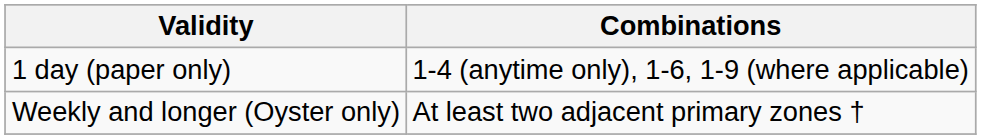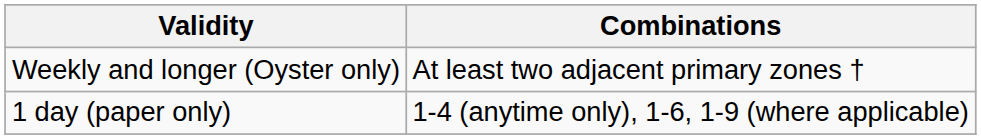rows swapped: (122, 69) <-> (206, 112)
